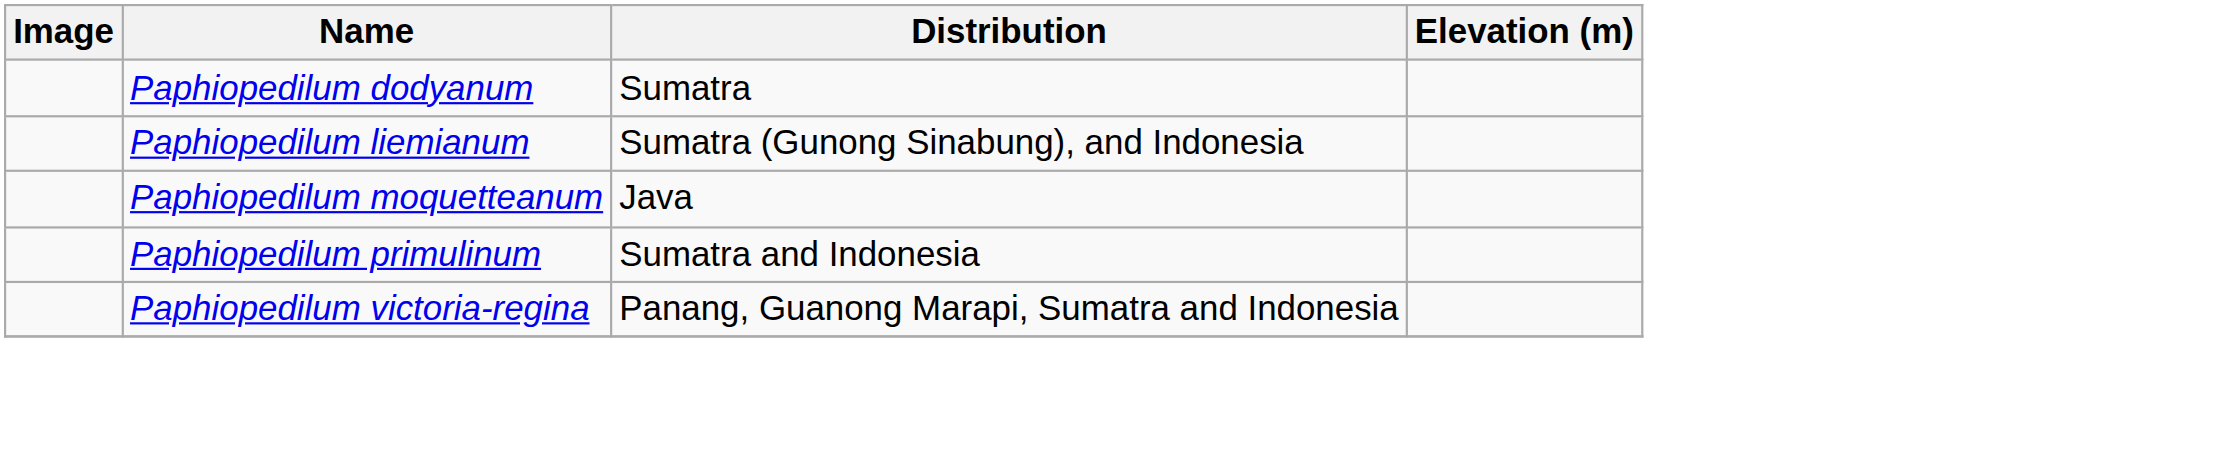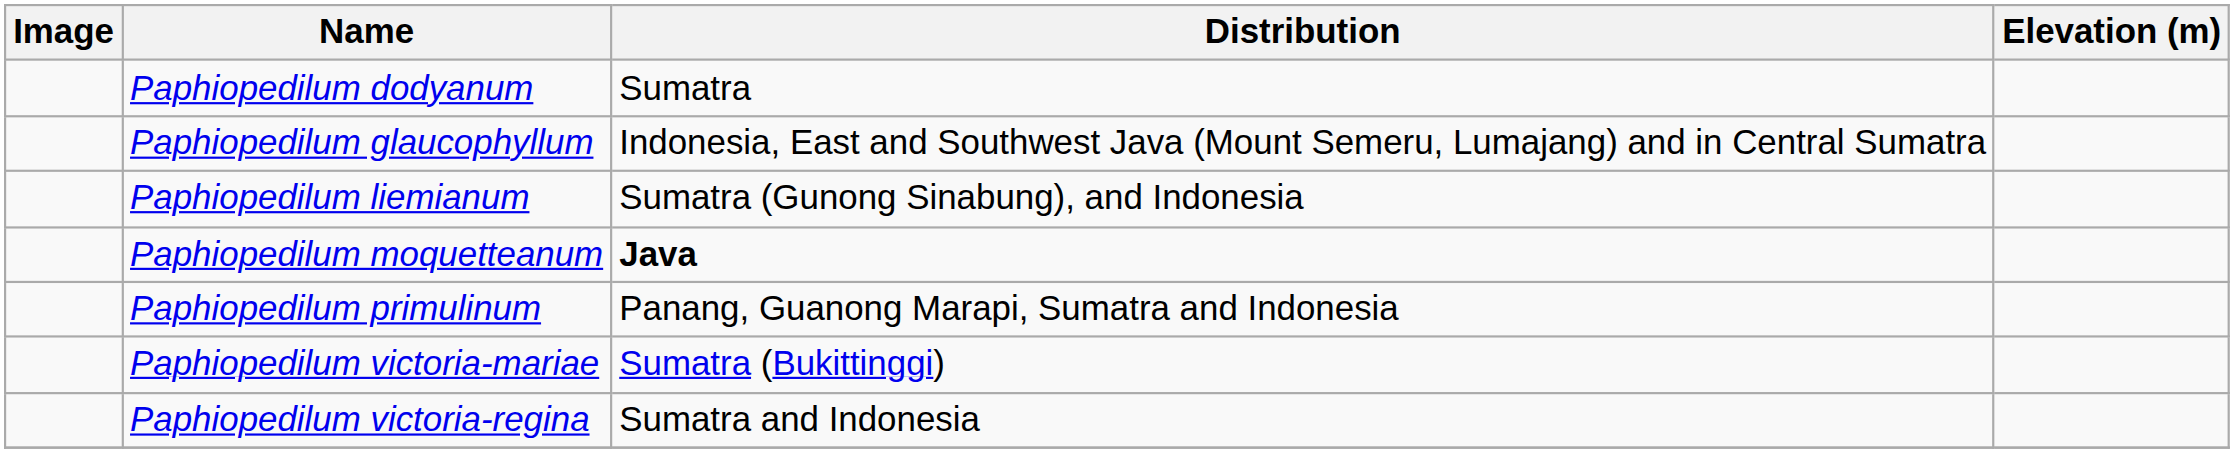+ row: (362, 142)
(656, 198) normal -> (658, 253) bold
(800, 253) Sumatra and Indonesia -> (1009, 308) Panang, Guanong Marapi, Sumatra and Indonesia
+ row: (365, 364)
(1009, 308) Panang, Guanong Marapi, Sumatra and Indonesia -> (800, 419) Sumatra and Indonesia
